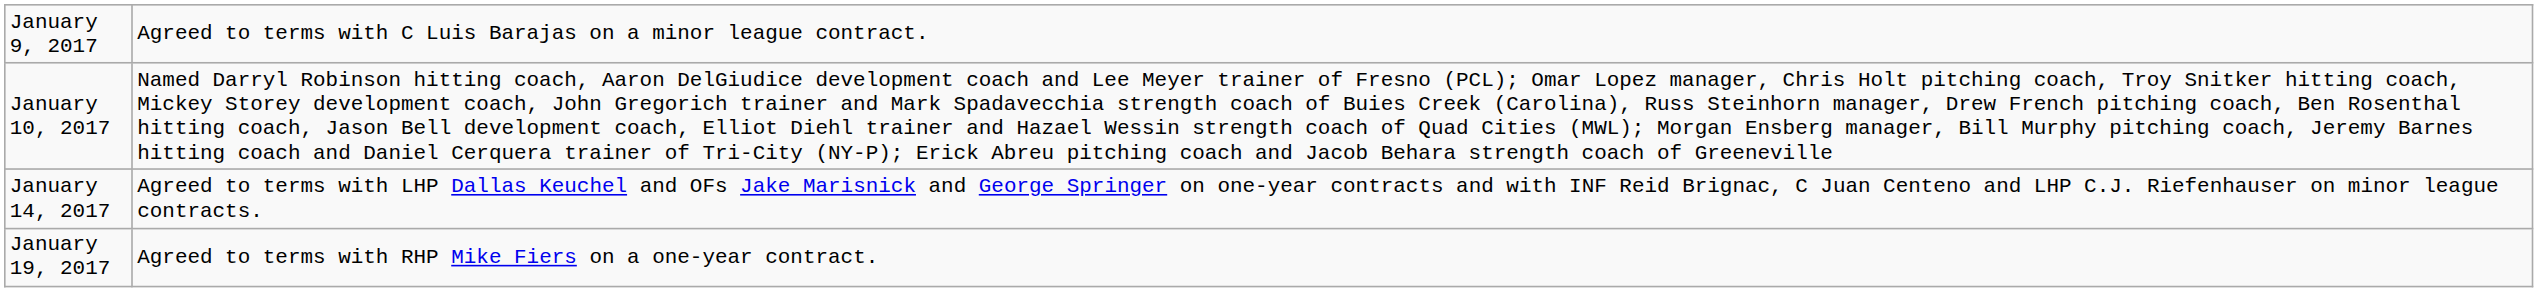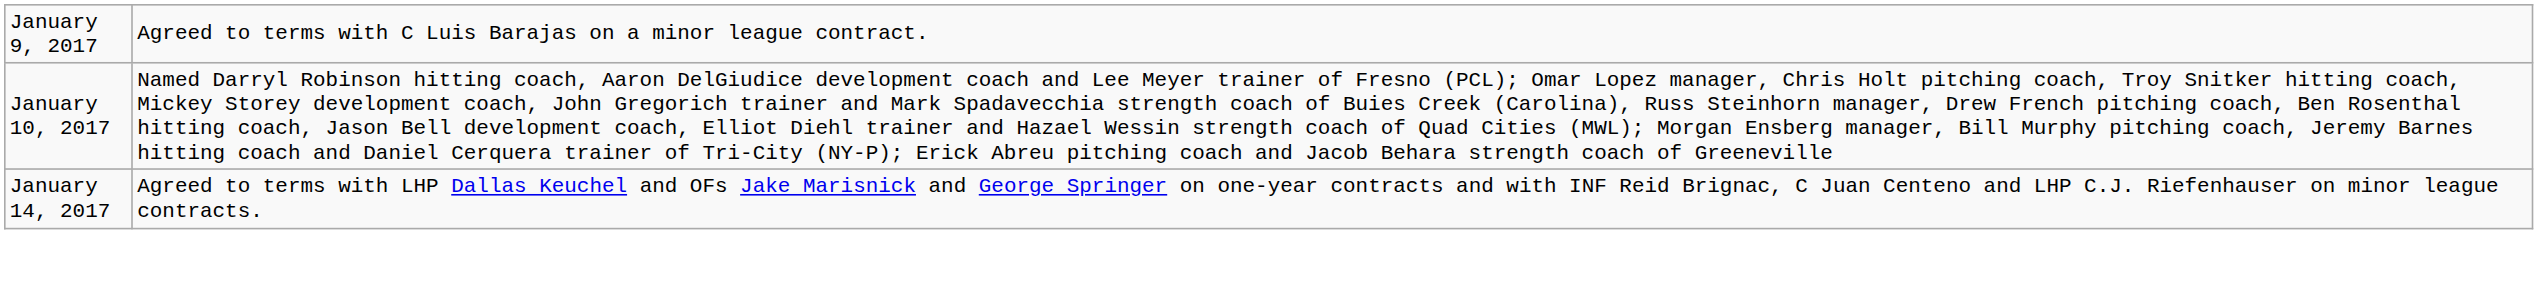- row: (60, 257)
